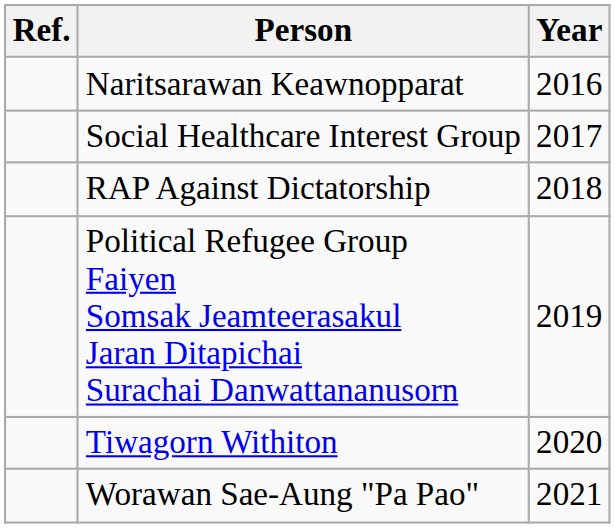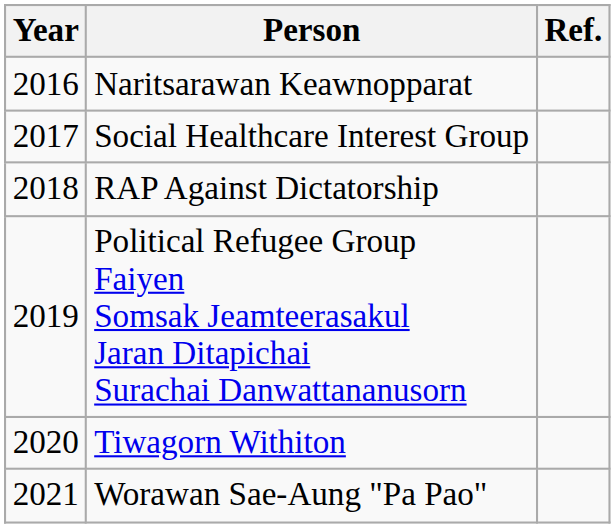columns swapped: (569, 30) <-> (42, 30)
